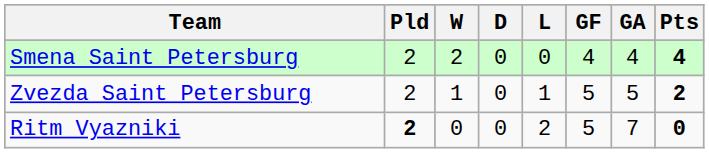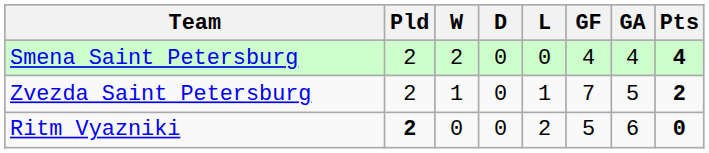(589, 94) 5 -> (589, 94) 7
(633, 129) 7 -> (633, 129) 6
